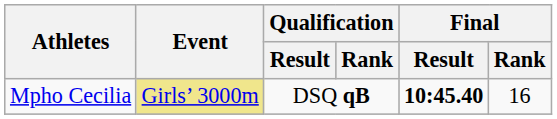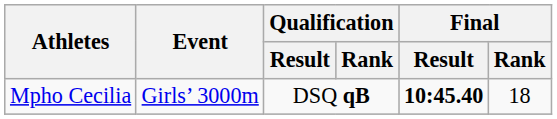(200, 96) khaki background -> (200, 96) no background
(520, 96) 16 -> (520, 96) 18
